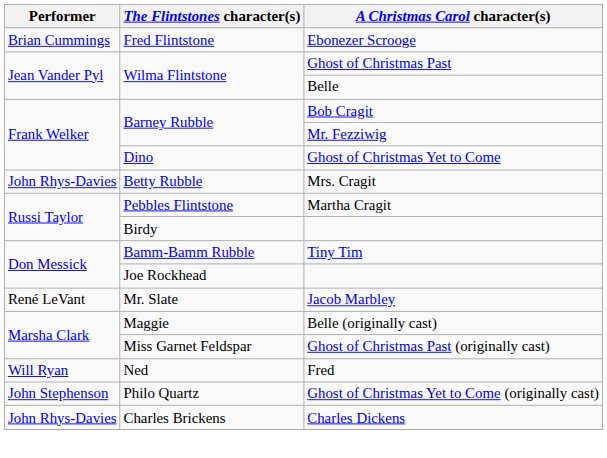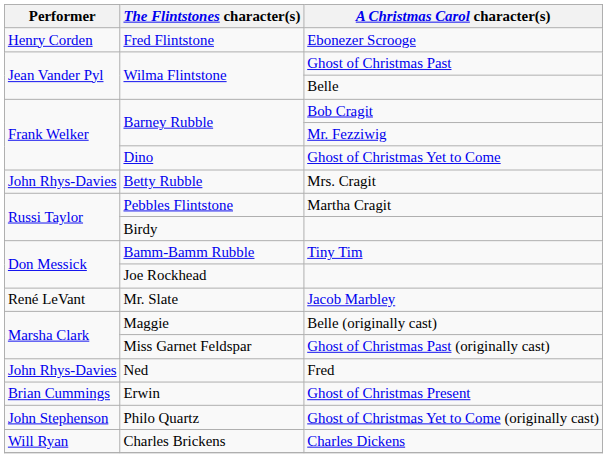(59, 39) Brian Cummings -> (50, 39) Henry Corden
(38, 370) Will Ryan -> (62, 370) John Rhys-Davies
+ row: (142, 393)
(62, 417) John Rhys-Davies -> (38, 441) Will Ryan
